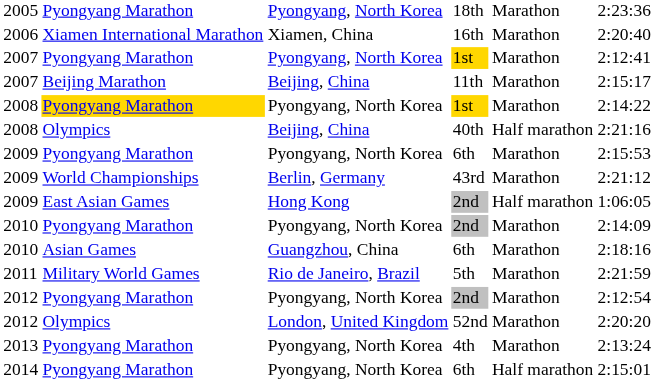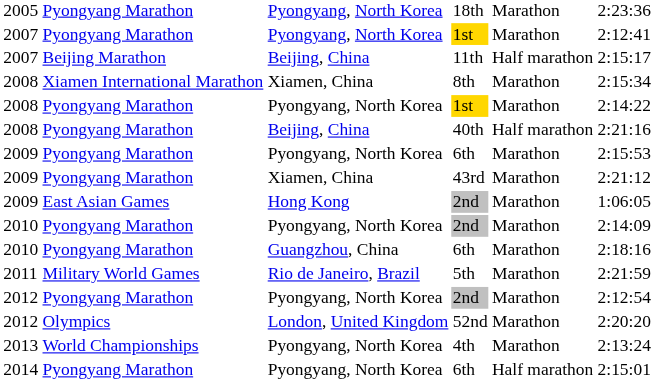- row: (21, 34)
(526, 81) Marathon -> (543, 57) Half marathon
+ row: (21, 81)
(118, 105) gold background -> (118, 105) no background
(76, 129) Olympics -> (118, 129) Pyongyang Marathon
(121, 177) World Championships -> (118, 177) Pyongyang Marathon
(326, 177) Berlin, Germany -> (320, 177) Xiamen, China
(543, 201) Half marathon -> (526, 201) Marathon
(89, 249) Asian Games -> (118, 249) Pyongyang Marathon
(118, 345) Pyongyang Marathon -> (121, 345) World Championships
